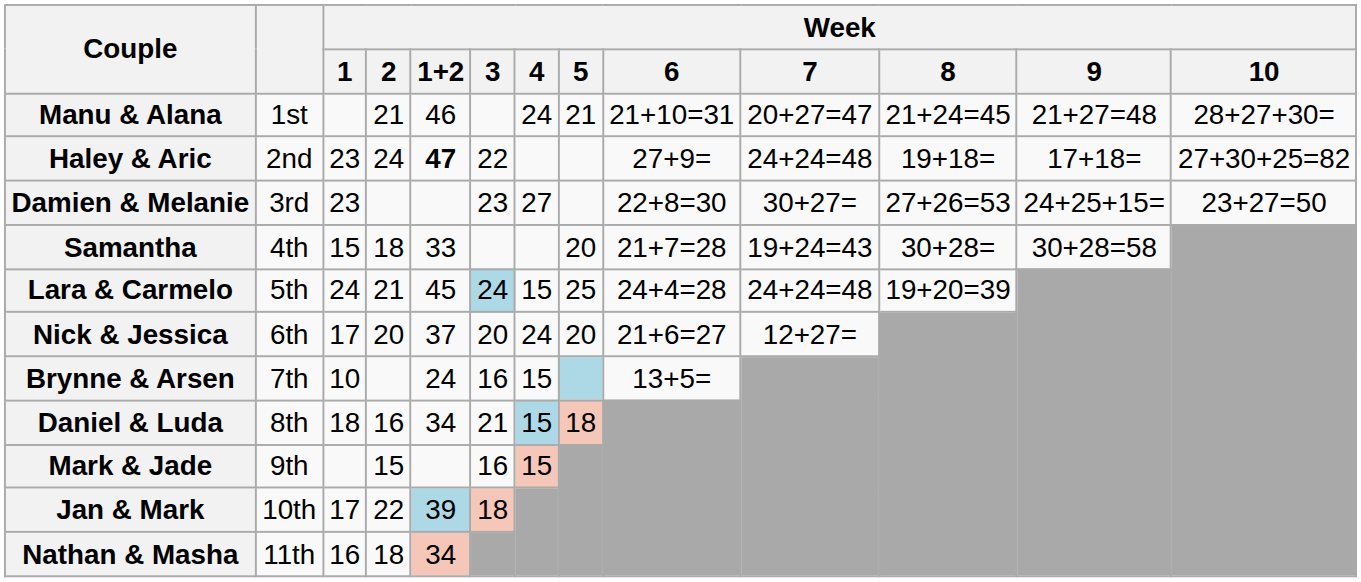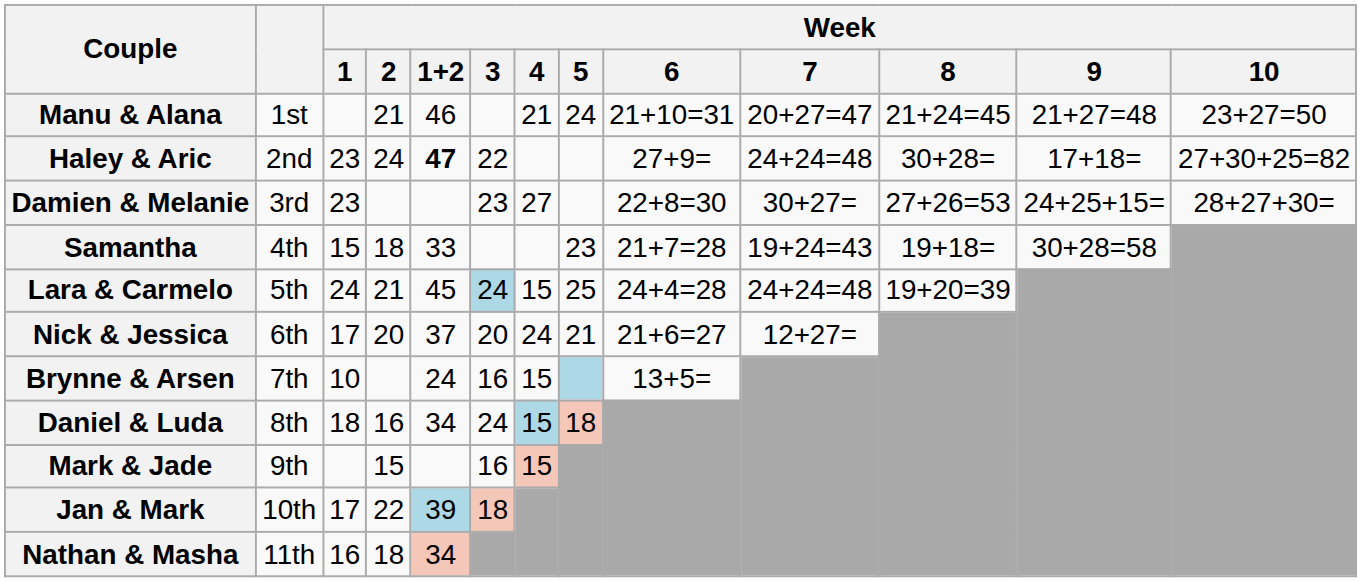(537, 115) 24 -> (537, 115) 21
(581, 115) 21 -> (581, 115) 24
(1264, 115) 28+27+30= -> (1264, 115) 23+27=50
(948, 159) 19+18= -> (948, 159) 30+28=
(1264, 203) 23+27=50 -> (1264, 203) 28+27+30=
(581, 247) 20 -> (581, 247) 23
(948, 247) 30+28= -> (948, 247) 19+18=
(581, 335) 20 -> (581, 335) 21
(493, 422) 21 -> (493, 422) 24
